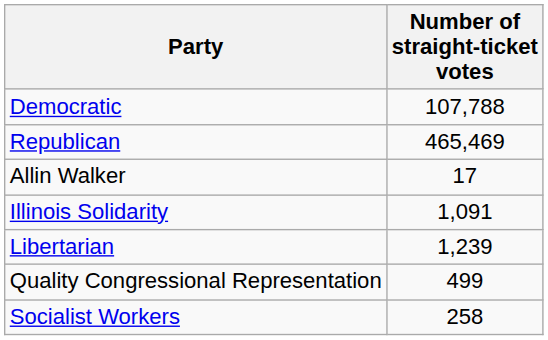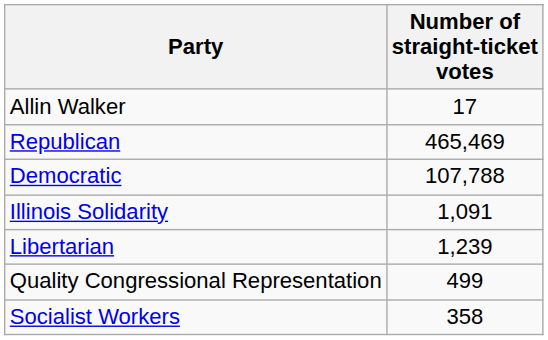rows swapped: (66, 106) <-> (68, 176)
(465, 316) 258 -> (465, 316) 358
